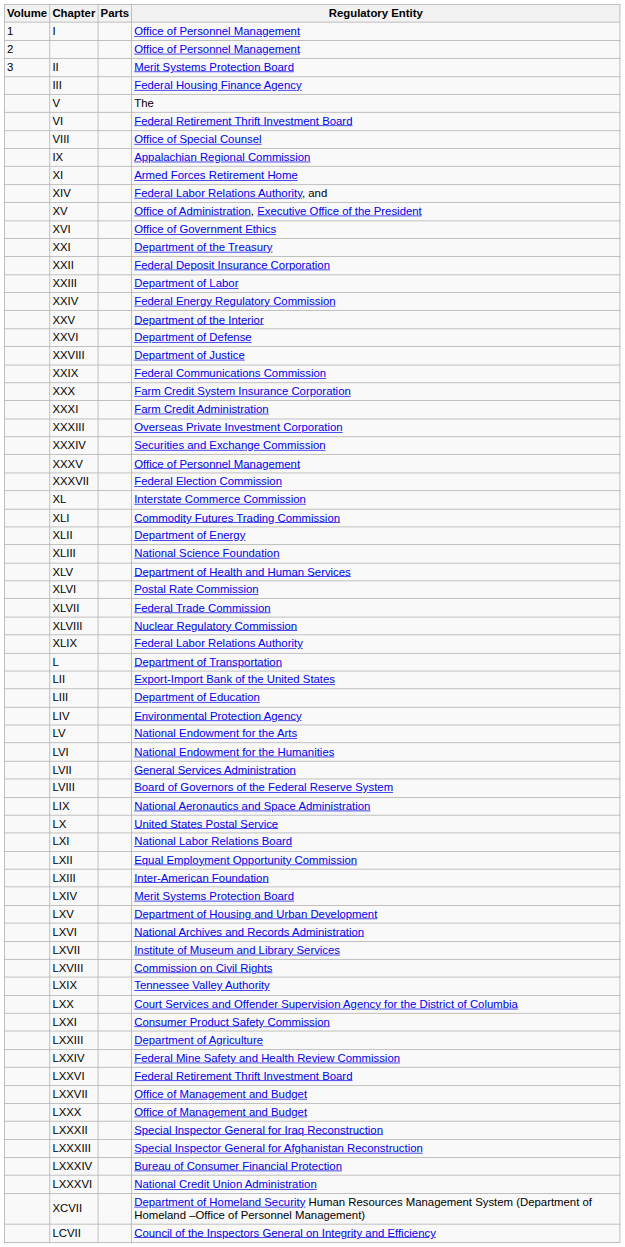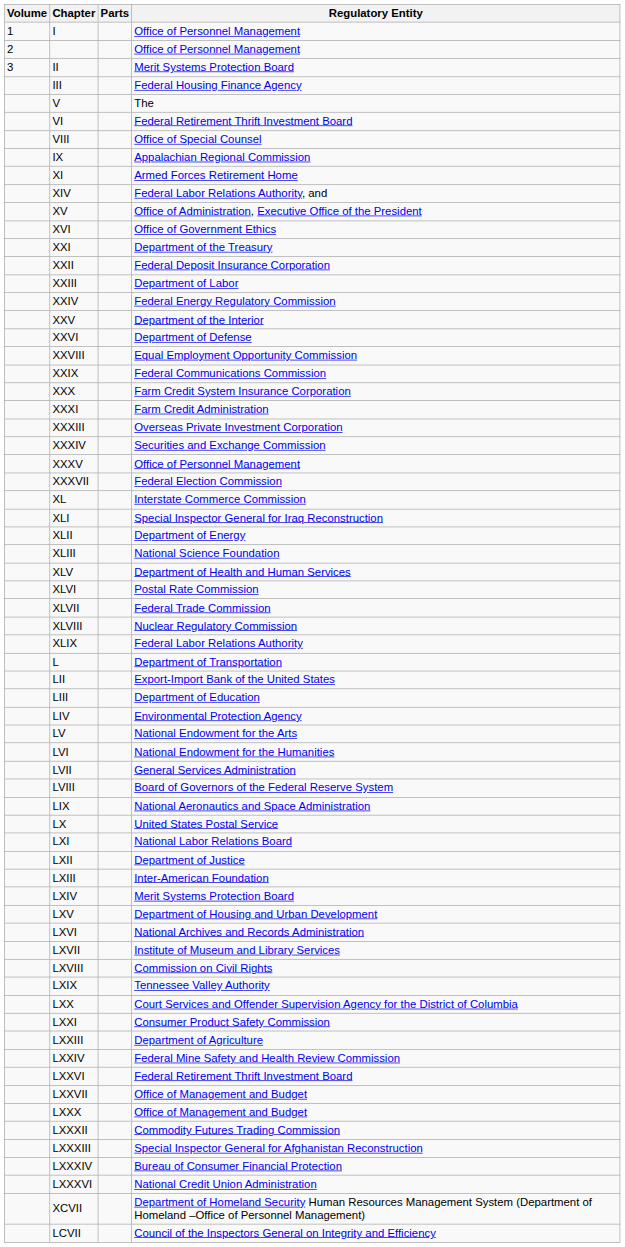(189, 355) Department of Justice -> (246, 355) Equal Employment Opportunity Commission
(237, 517) Commodity Futures Trading Commission -> (259, 517) Special Inspector General for Iraq Reconstruction
(246, 860) Equal Employment Opportunity Commission -> (189, 860) Department of Justice
(259, 1130) Special Inspector General for Iraq Reconstruction -> (237, 1130) Commodity Futures Trading Commission
